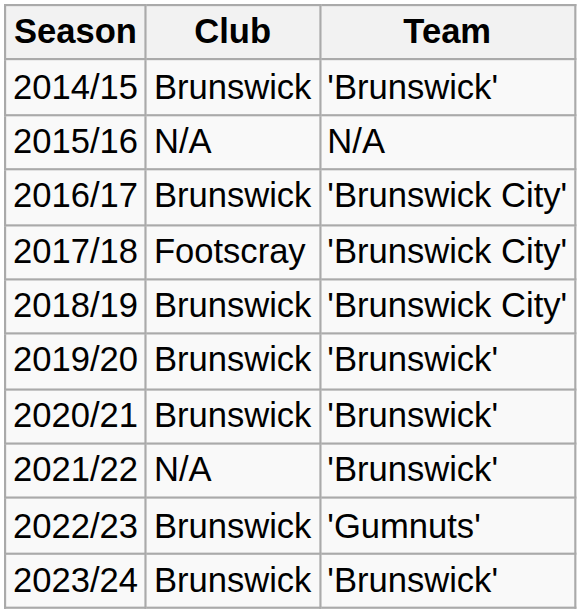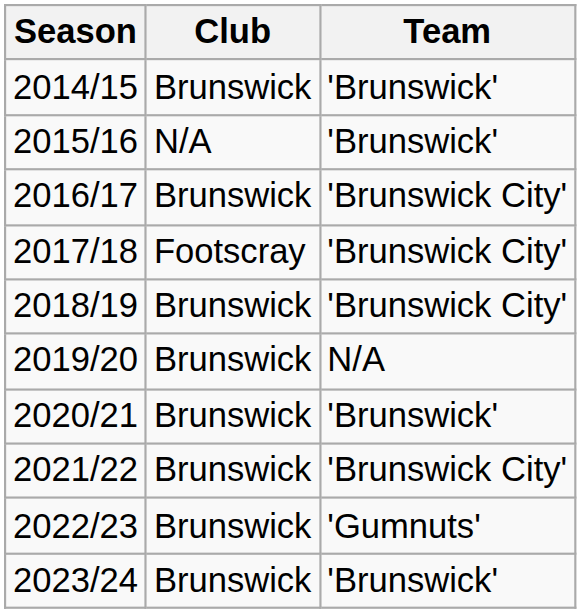(356, 141) N/A -> (413, 141) 'Brunswick'
(413, 360) 'Brunswick' -> (356, 360) N/A
(183, 470) N/A -> (233, 470) Brunswick
(413, 470) 'Brunswick' -> (447, 470) 'Brunswick City'
